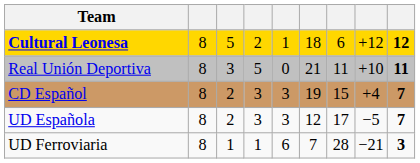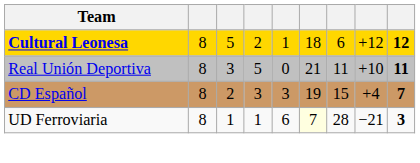- row: (52, 119)
(313, 145) no background -> (313, 119) lightyellow background
